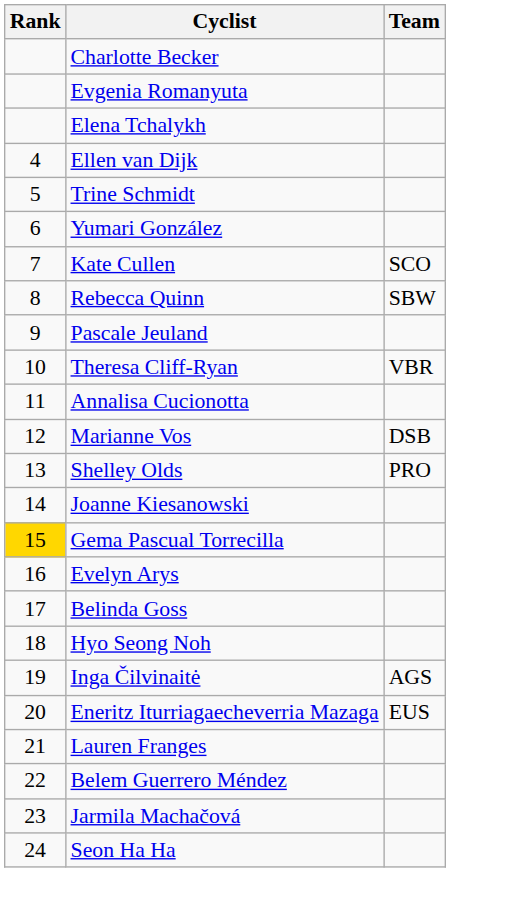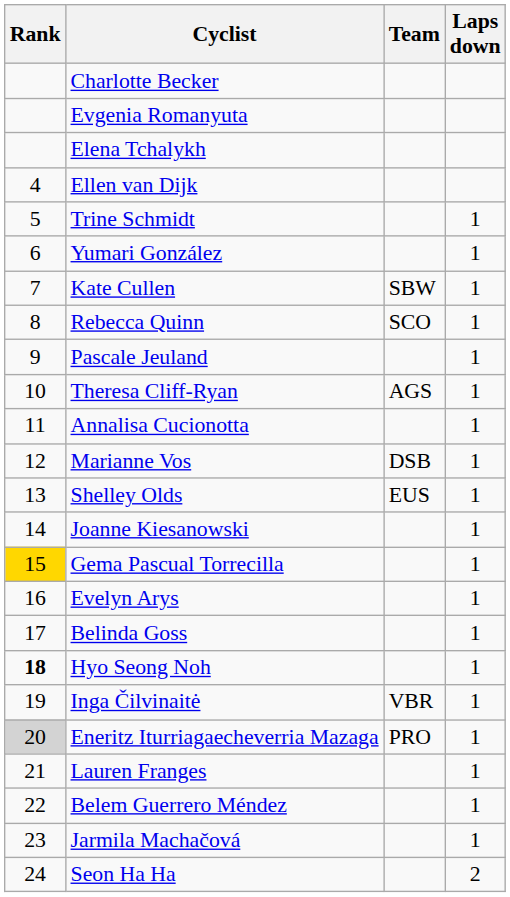+ column: (475, 33)
(410, 263) SCO -> (412, 287) SBW
(412, 297) SBW -> (410, 322) SCO
(411, 366) VBR -> (410, 391) AGS
(410, 470) PRO -> (409, 494) EUS
(35, 642) normal -> (35, 667) bold
(410, 677) AGS -> (411, 701) VBR
(35, 711) no background -> (35, 736) lightgrey background
(409, 711) EUS -> (410, 736) PRO
